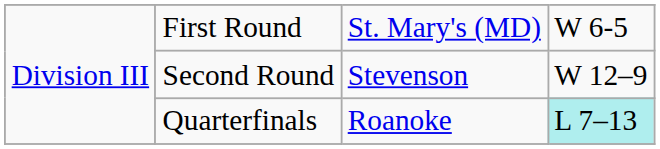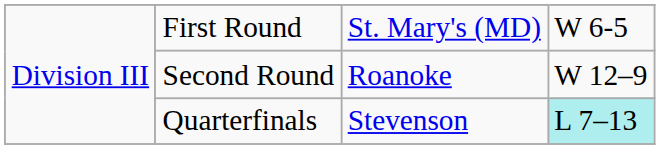(408, 74) Stevenson -> (400, 74) Roanoke
(400, 120) Roanoke -> (408, 120) Stevenson
